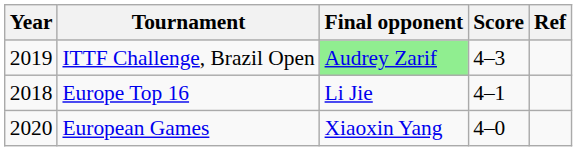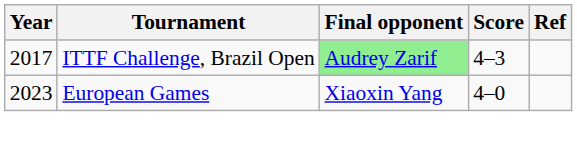(31, 57) 2019 -> (31, 57) 2017
- row: (126, 93)
(31, 128) 2020 -> (31, 93) 2023
